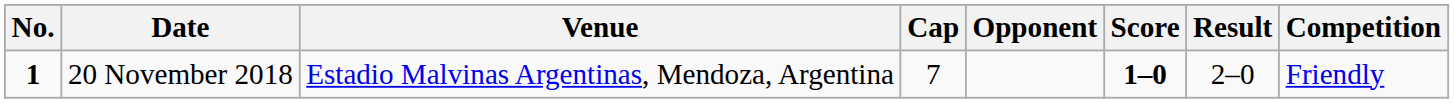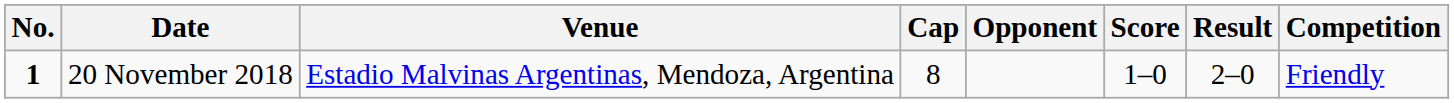(933, 73) 7 -> (933, 73) 8
(1145, 73) bold -> (1145, 73) normal
